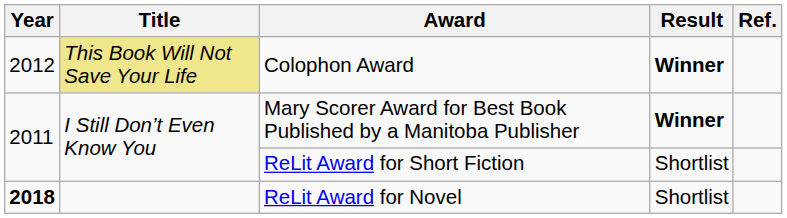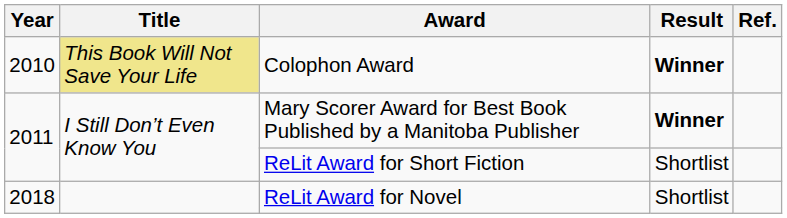(32, 64) 2012 -> (32, 64) 2010
(32, 196) bold -> (32, 196) normal
